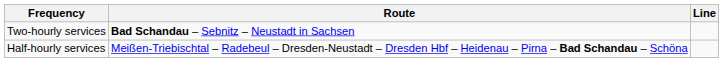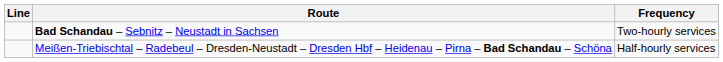columns swapped: (704, 13) <-> (56, 13)
